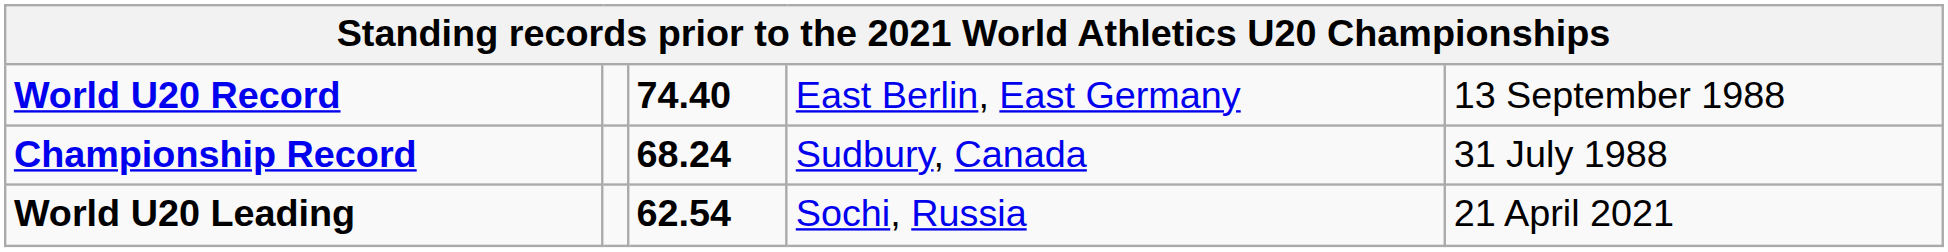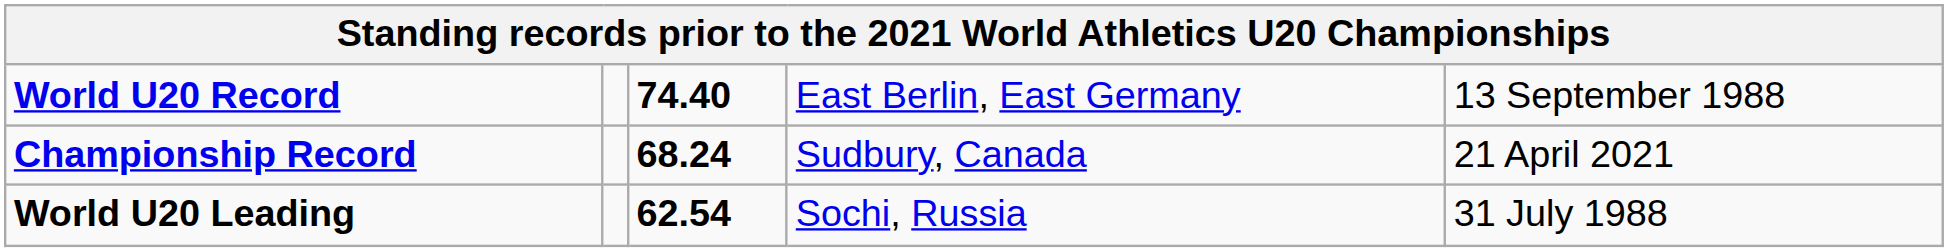(1561, 154) 31 July 1988 -> (1564, 154) 21 April 2021
(1564, 214) 21 April 2021 -> (1561, 214) 31 July 1988
